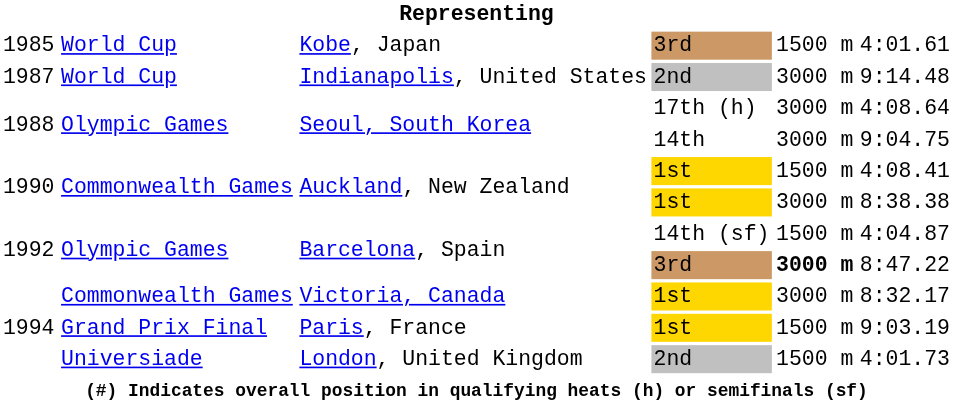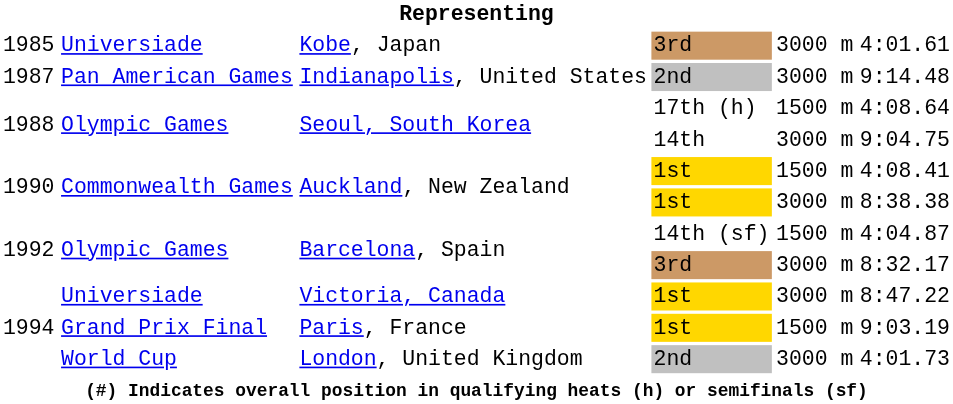(119, 46) World Cup -> (132, 46) Universiade
(815, 46) 1500 m -> (815, 46) 3000 m
(119, 77) World Cup -> (177, 77) Pan American Games
(815, 108) 3000 m -> (815, 108) 1500 m
(815, 265) bold -> (815, 265) normal
(905, 265) 8:47.22 -> (905, 265) 8:32.17
(177, 296) Commonwealth Games -> (132, 296) Universiade
(905, 296) 8:32.17 -> (905, 296) 8:47.22
(132, 359) Universiade -> (119, 359) World Cup
(815, 359) 1500 m -> (815, 359) 3000 m
